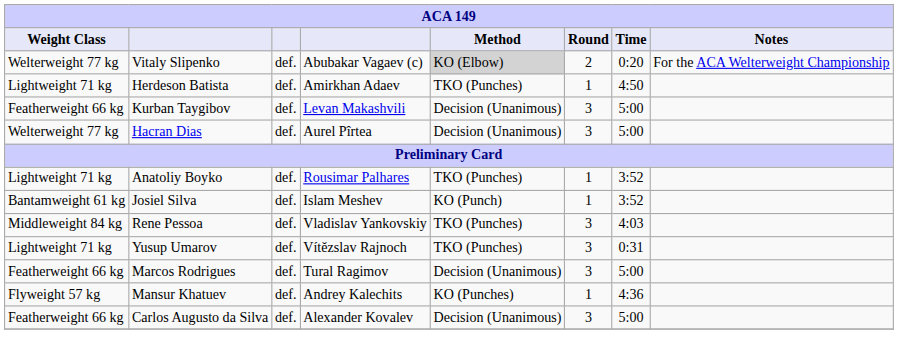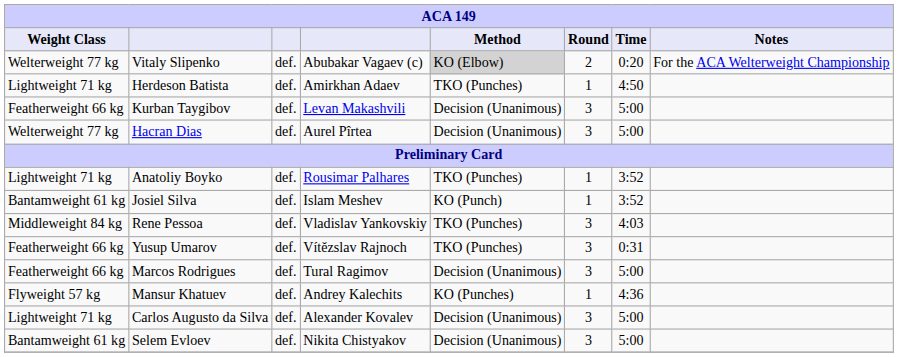(60, 247) Lightweight 71 kg -> (66, 247) Featherweight 66 kg
(66, 317) Featherweight 66 kg -> (60, 317) Lightweight 71 kg
+ row: (171, 340)
